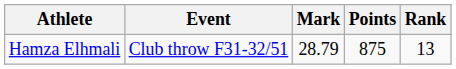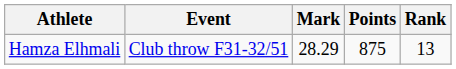(318, 49) 28.79 -> (318, 49) 28.29
